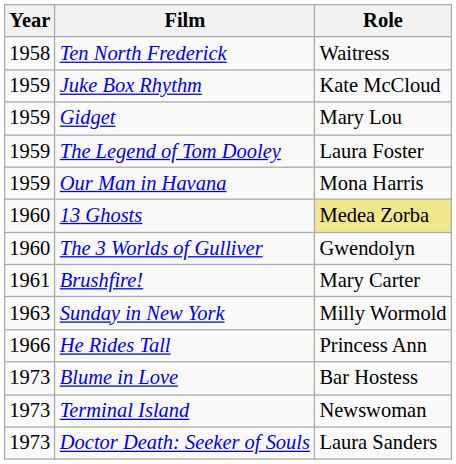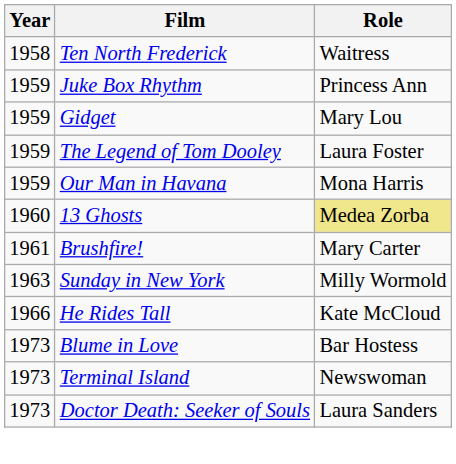(380, 85) Kate McCloud -> (373, 85) Princess Ann
- row: (161, 248)
(373, 345) Princess Ann -> (380, 313) Kate McCloud
